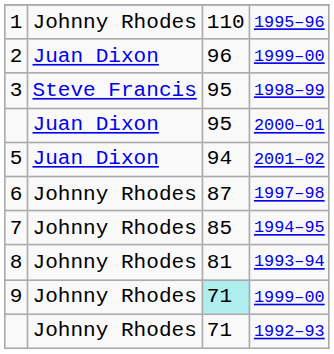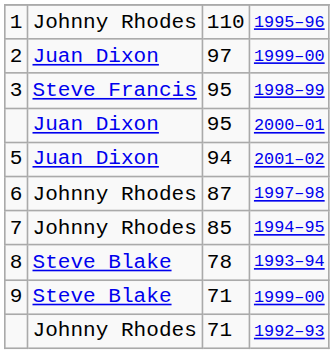(219, 56) 96 -> (219, 56) 97
(115, 262) Johnny Rhodes -> (102, 262) Steve Blake
(219, 262) 81 -> (219, 262) 78
(115, 297) Johnny Rhodes -> (102, 297) Steve Blake
(219, 297) paleturquoise background -> (219, 297) no background
